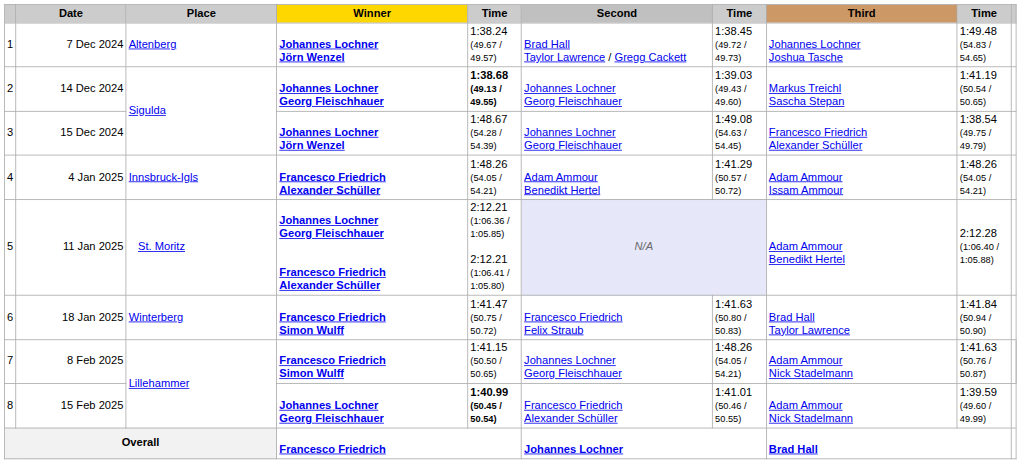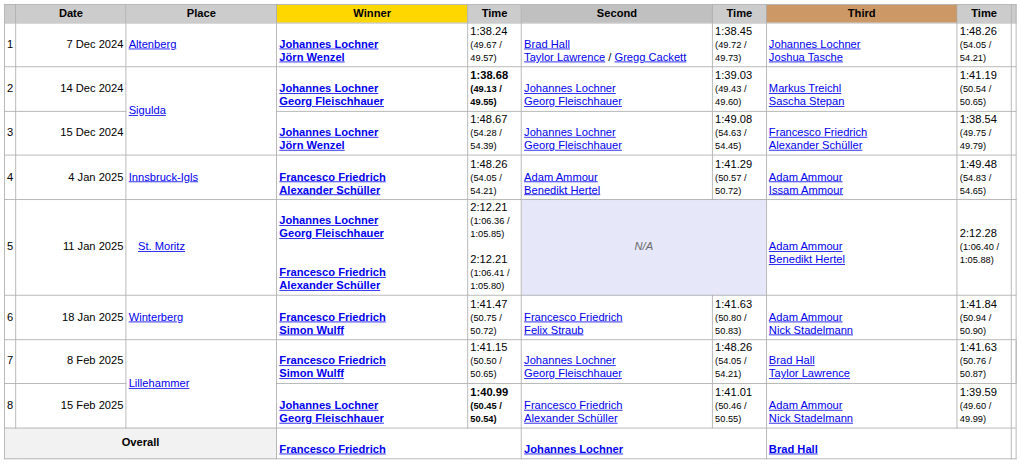(978, 44) 1:49.48 (54.83 / 54.65) -> (978, 44) 1:48.26 (54.05 / 54.21)
(978, 176) 1:48.26 (54.05 / 54.21) -> (978, 176) 1:49.48 (54.83 / 54.65)
(809, 323) Brad Hall Taylor Lawrence -> (811, 323) Adam Ammour Nick Stadelmann
(811, 367) Adam Ammour Nick Stadelmann -> (809, 367) Brad Hall Taylor Lawrence
